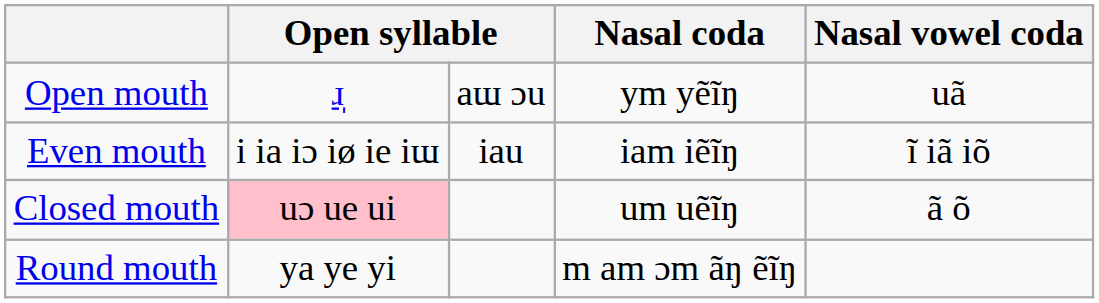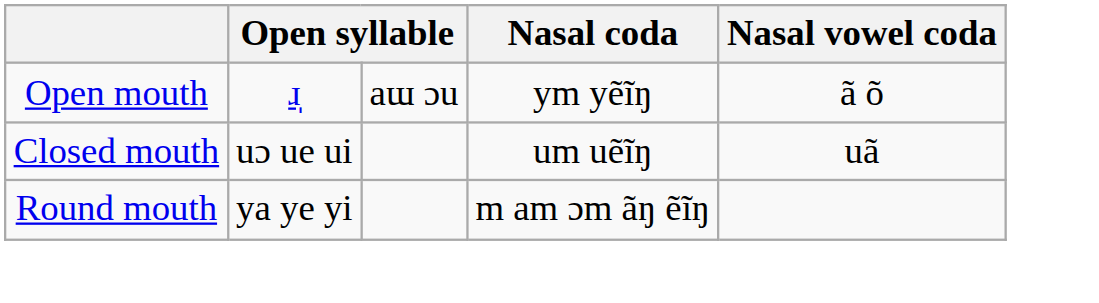(949, 92) uã -> (862, 92) ã õ
- row: (116, 150)
(338, 208) pink background -> (294, 150) no background
(949, 208) ã õ -> (862, 150) uã
